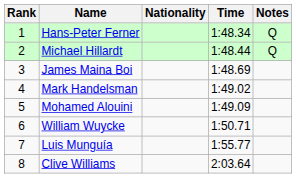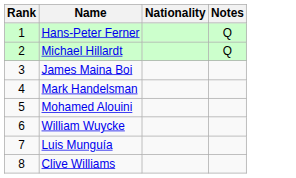- column: (231, 13)
